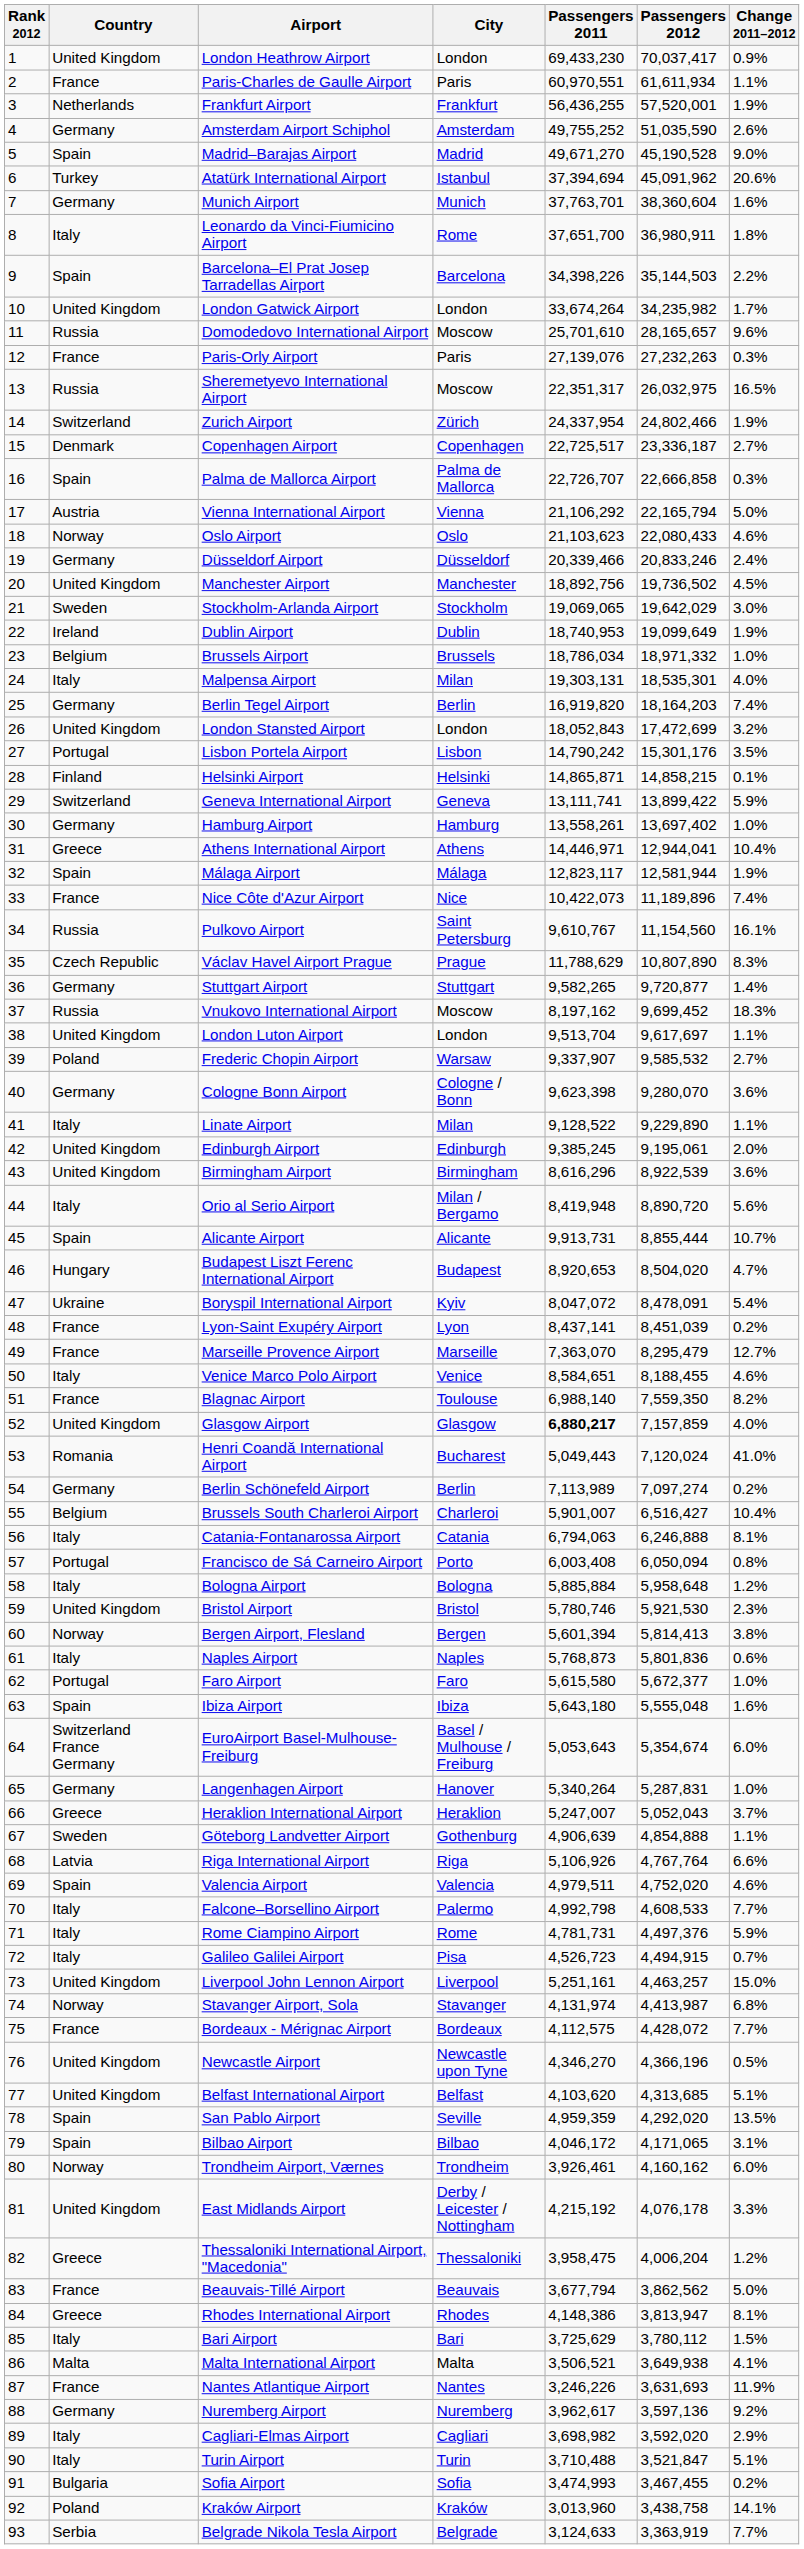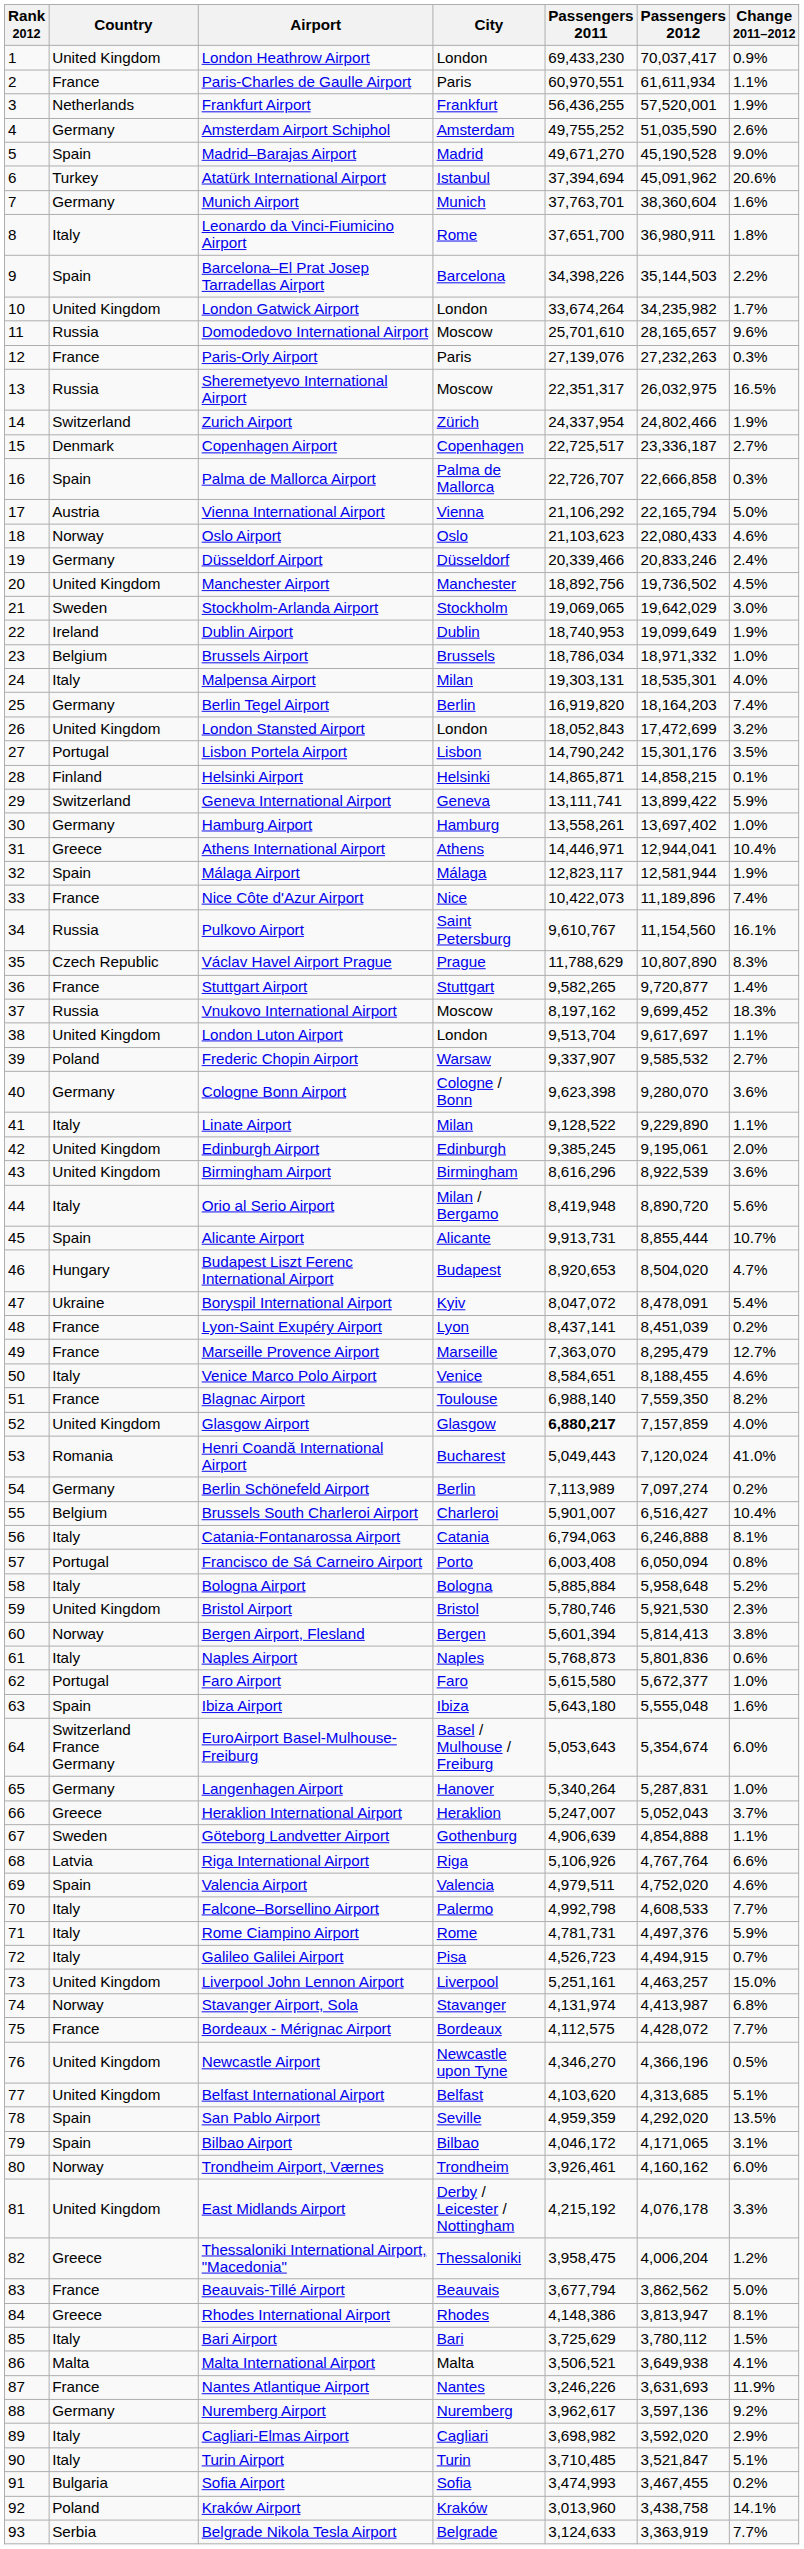(83, 986) Germany -> (76, 986) France
(750, 1585) 1.2% -> (750, 1585) 5.2%
(582, 2459) 3,710,488 -> (582, 2459) 3,710,485
